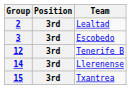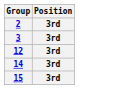- column: (100, 11)
